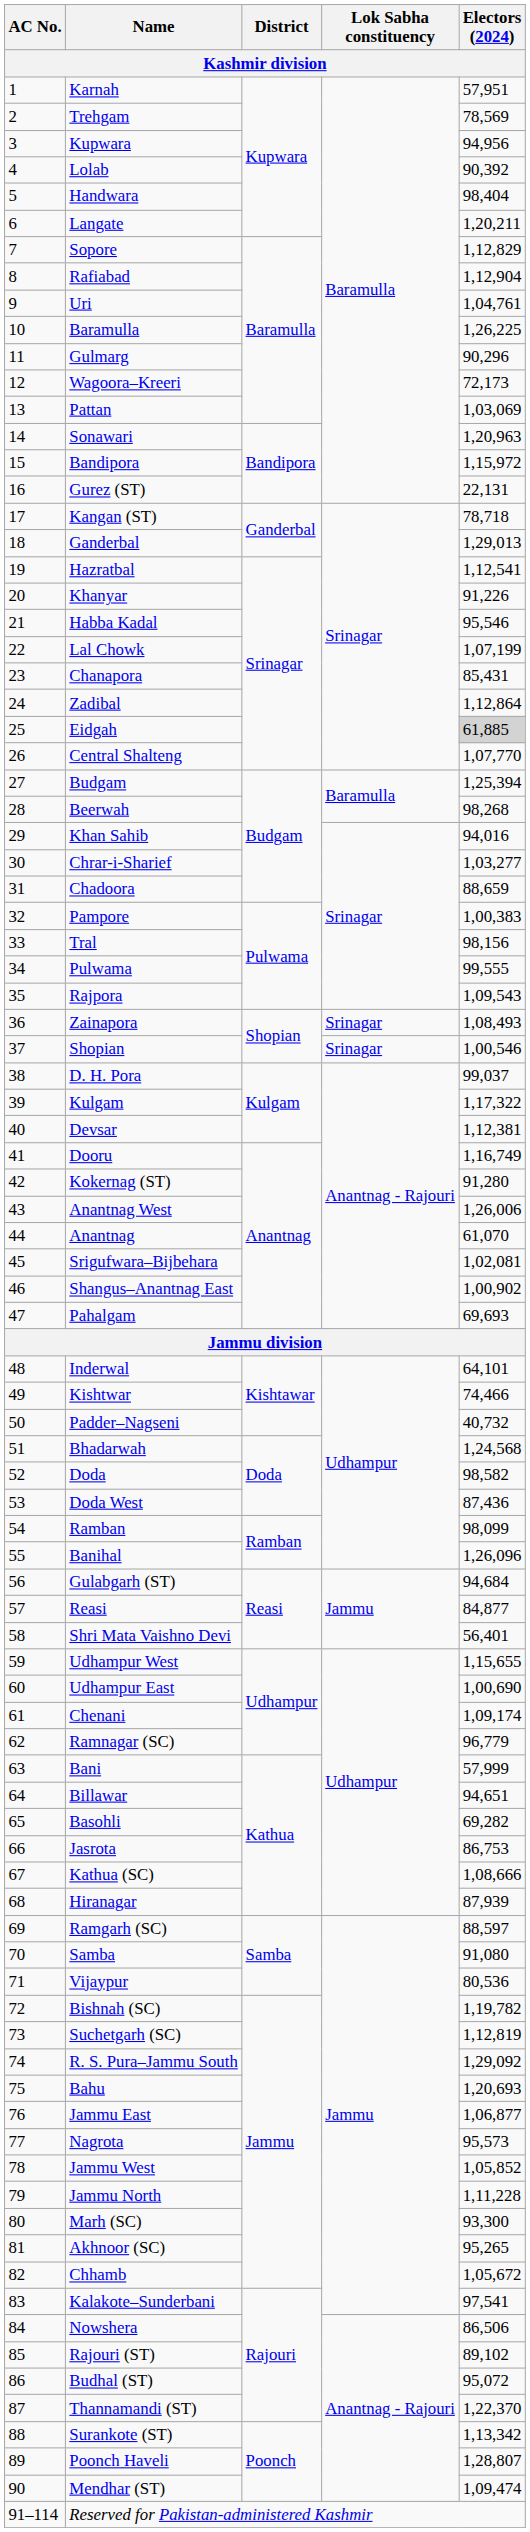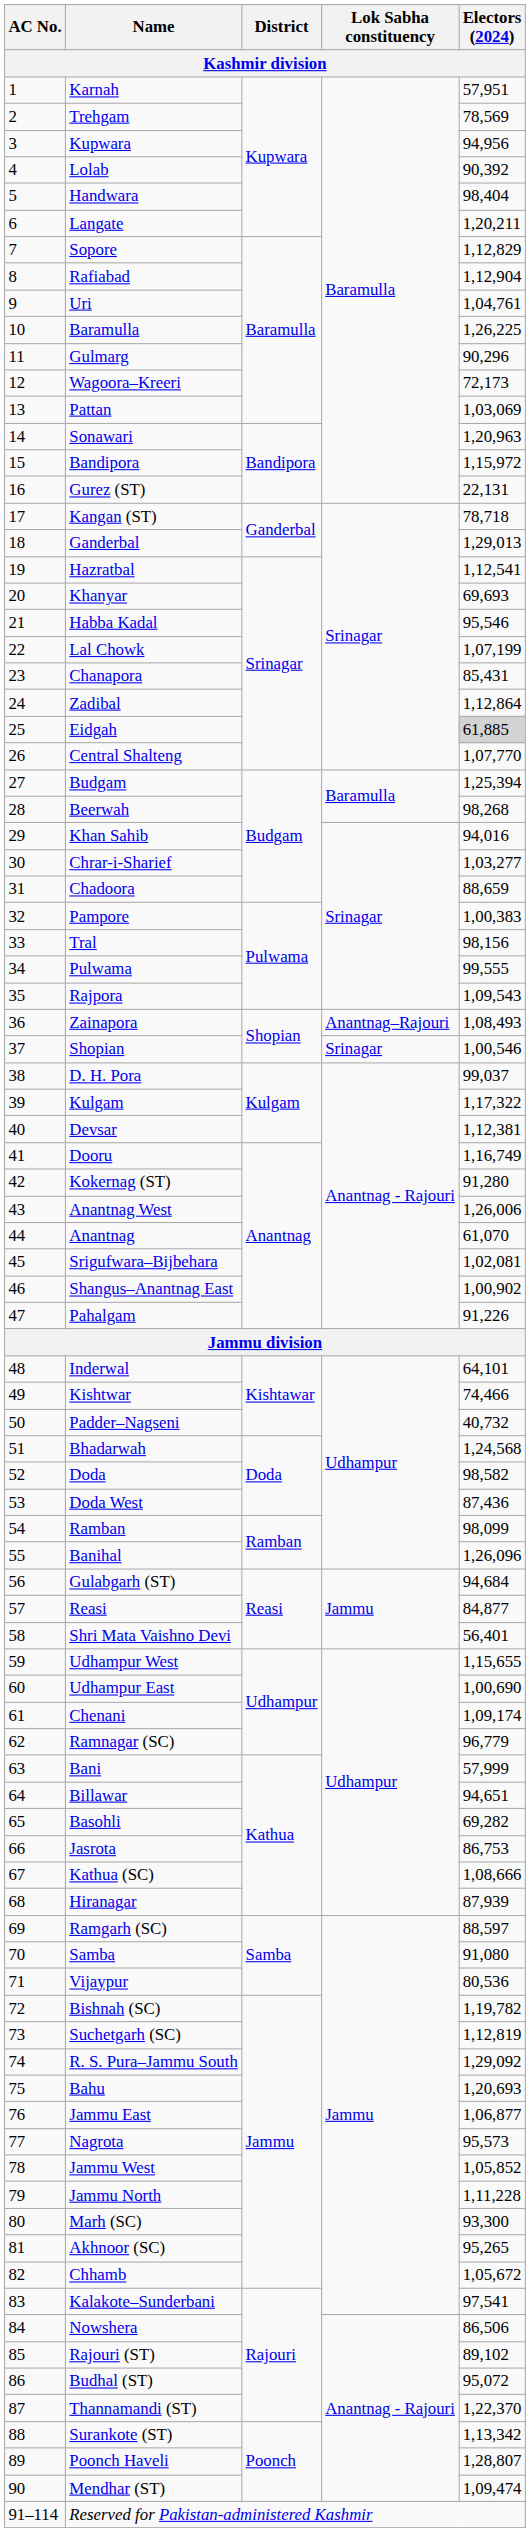(486, 596) 91,226 -> (486, 596) 69,693
(354, 1022) Srinagar -> (387, 1022) Anantnag–Rajouri
(486, 1315) 69,693 -> (486, 1315) 91,226
